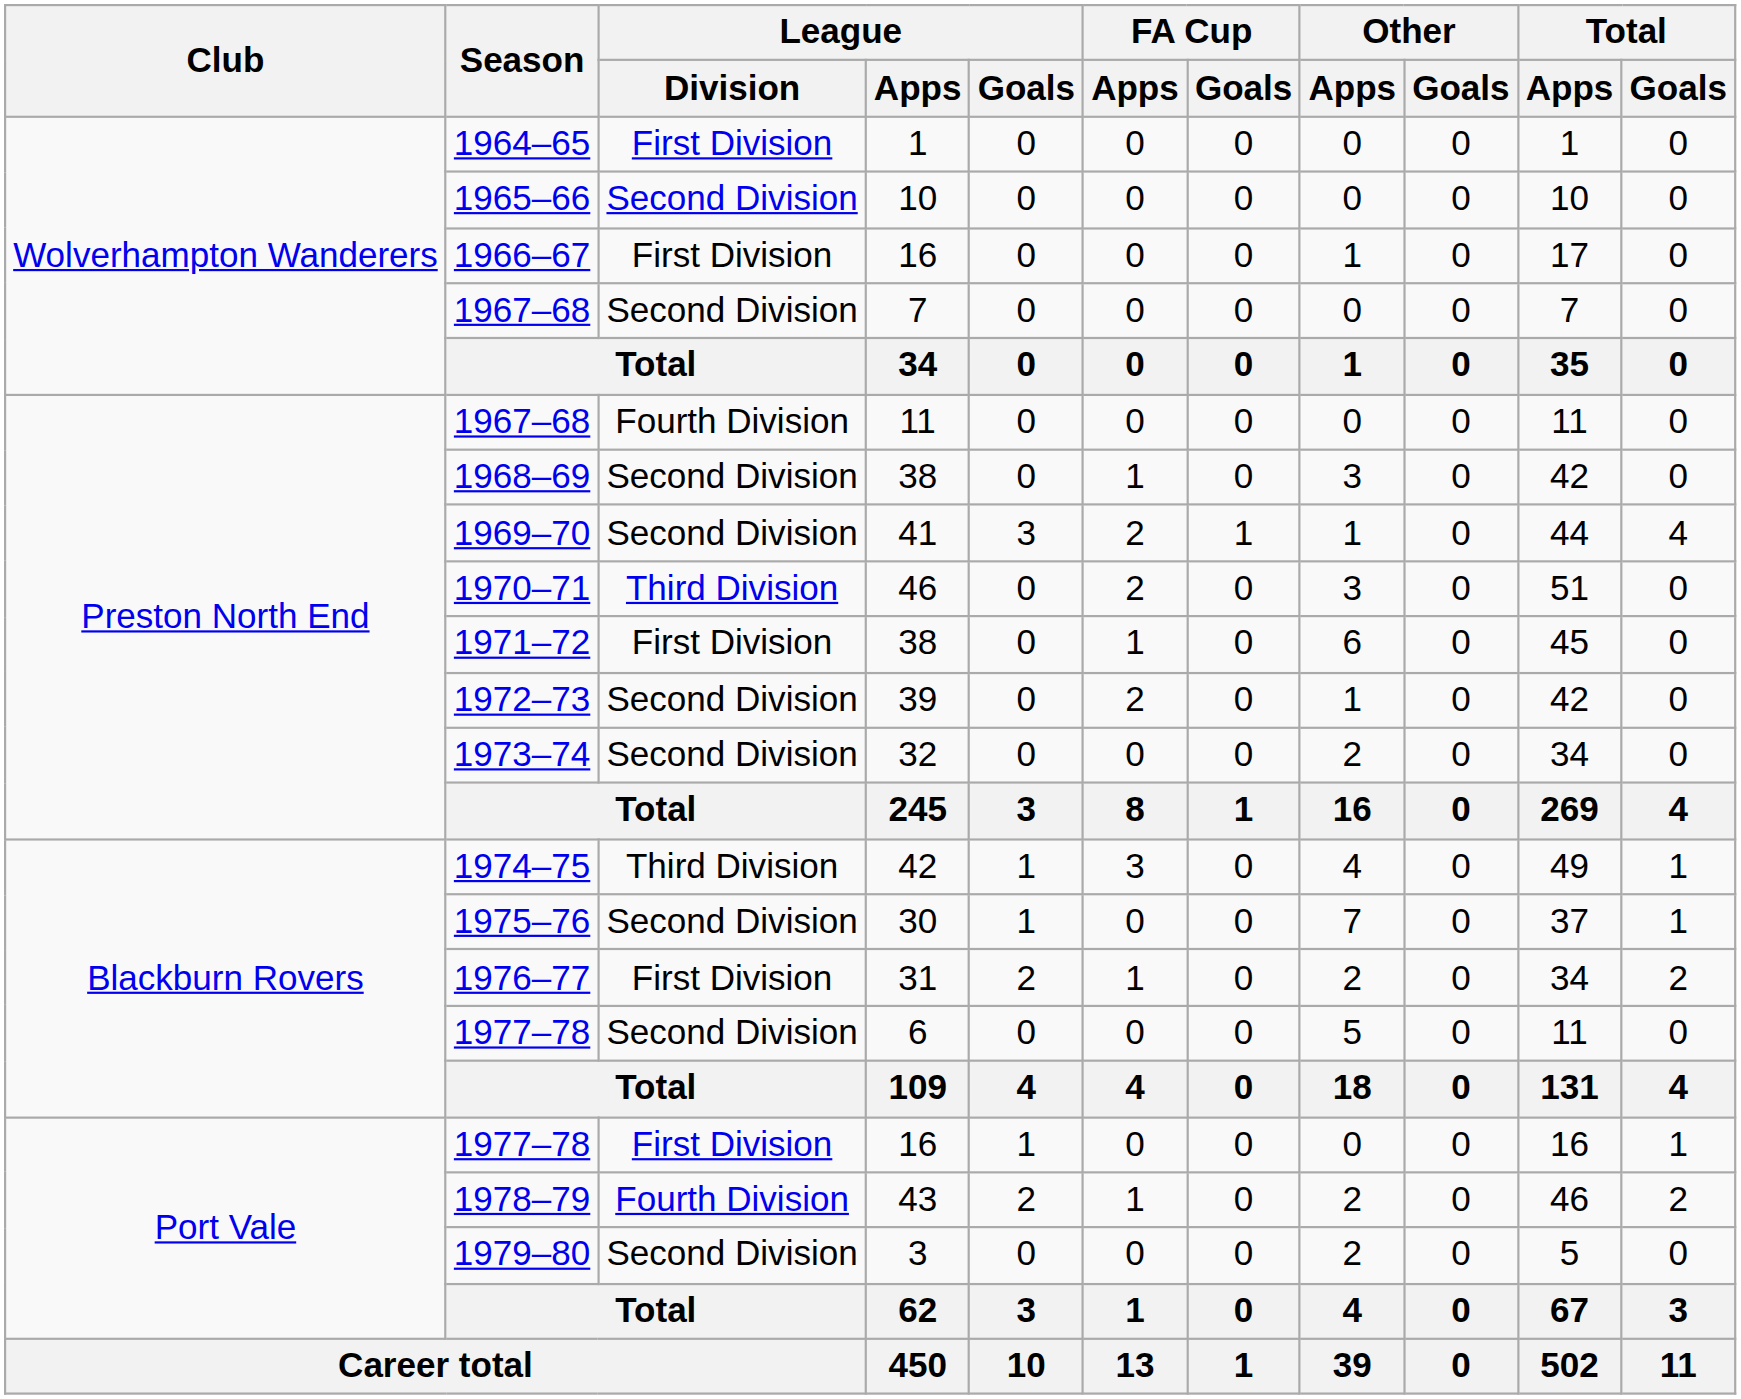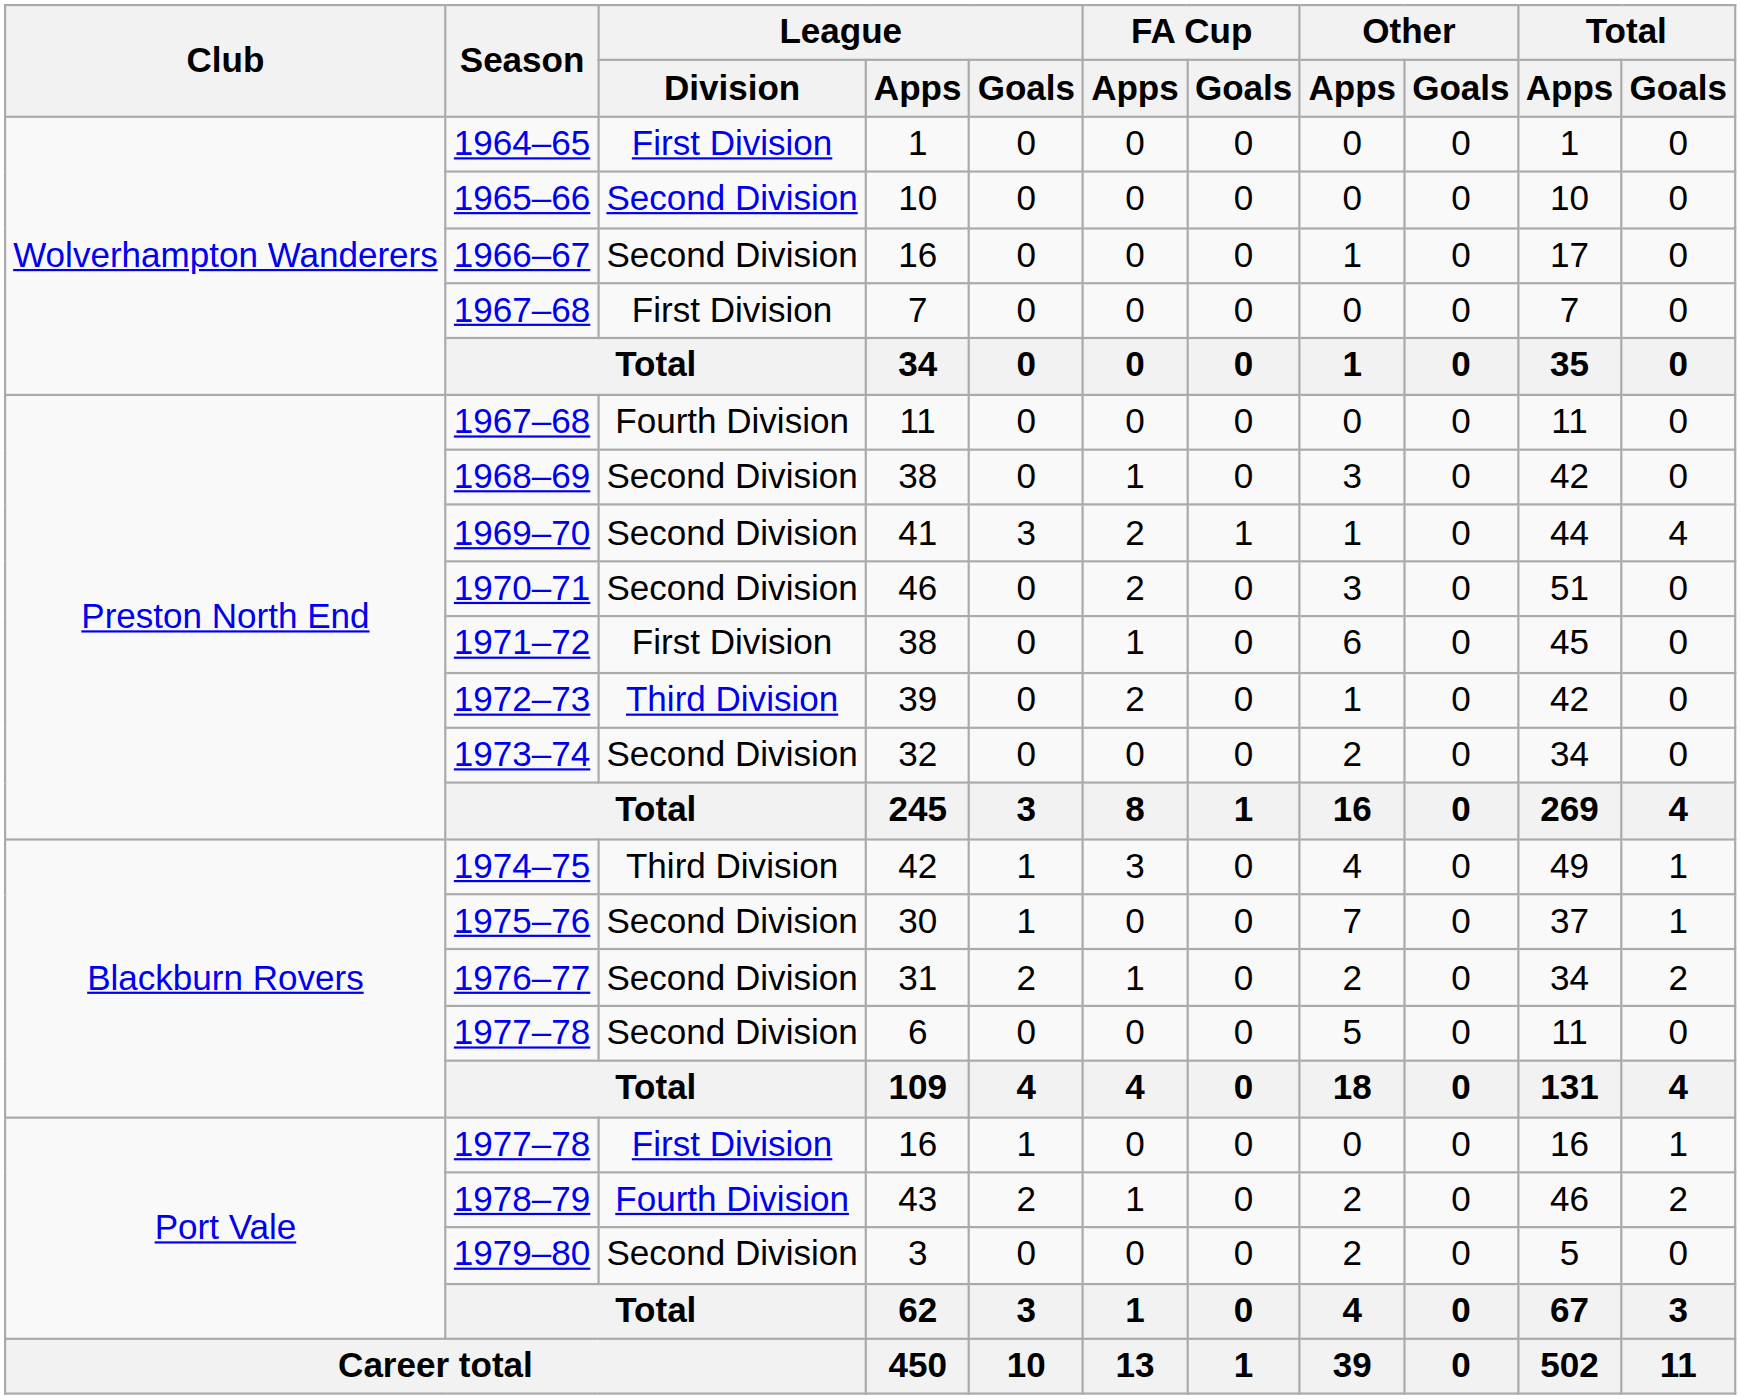(732, 254) First Division -> (732, 254) Second Division
(732, 310) Second Division -> (732, 310) First Division
(732, 587) Third Division -> (732, 587) Second Division
(732, 699) Second Division -> (732, 699) Third Division
(732, 976) First Division -> (732, 976) Second Division
